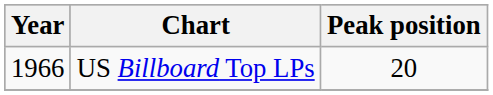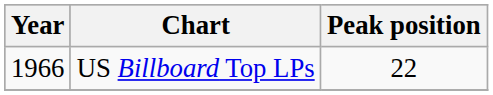(404, 68) 20 -> (404, 68) 22
